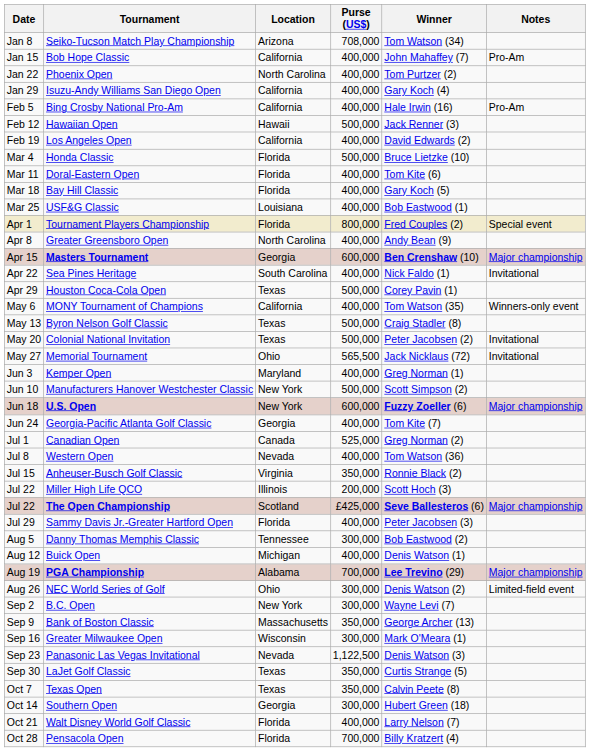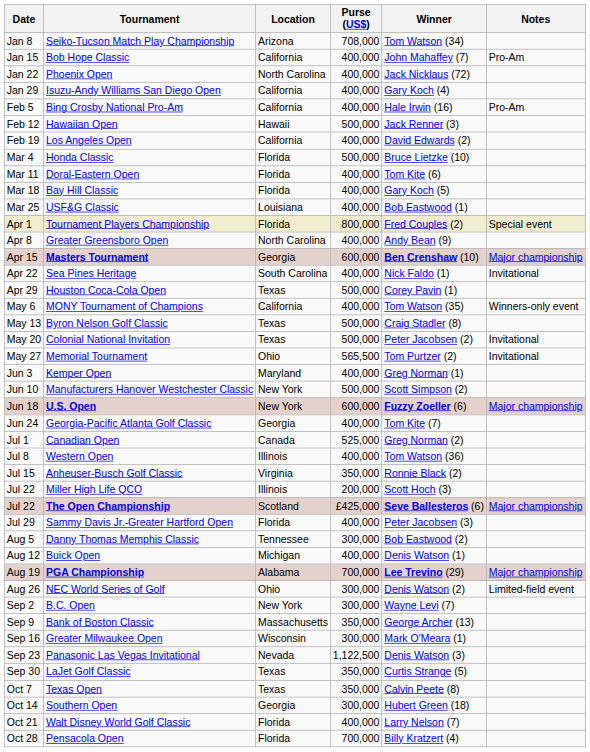(420, 74) Tom Purtzer (2) -> (427, 74) Jack Nicklaus (72)
(427, 357) Jack Nicklaus (72) -> (420, 357) Tom Purtzer (2)
(276, 456) Nevada -> (273, 456) Illinois
